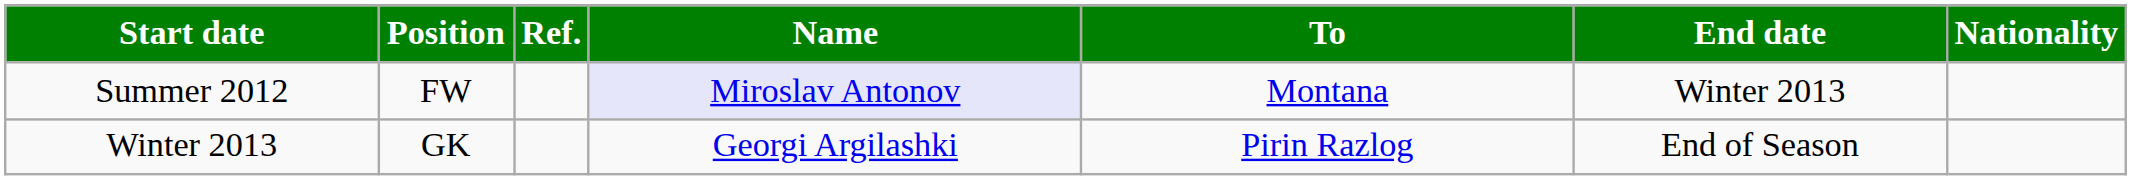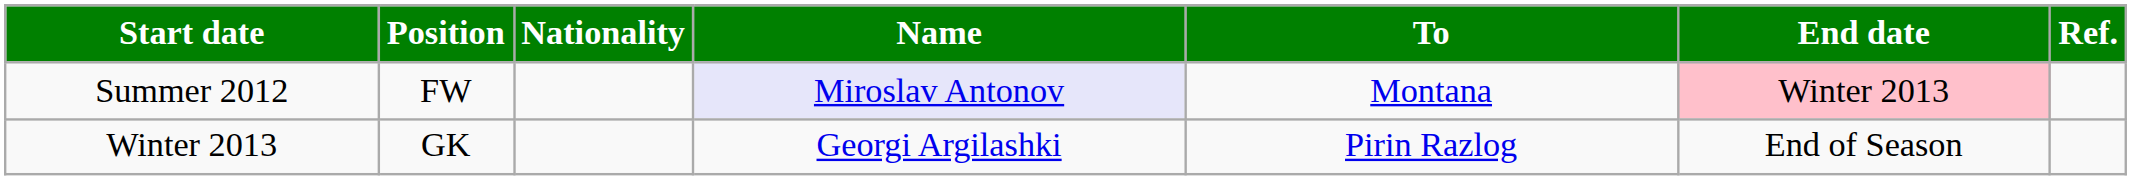columns swapped: (2036, 33) <-> (551, 33)
(1760, 89) no background -> (1864, 89) pink background
